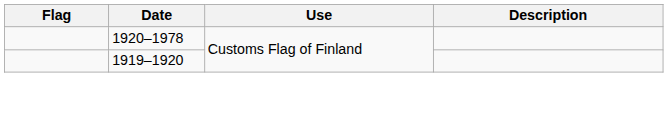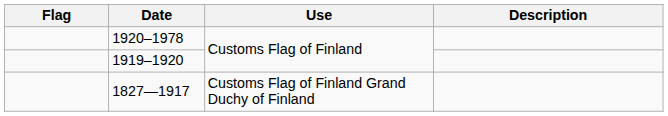+ row: (151, 91)
